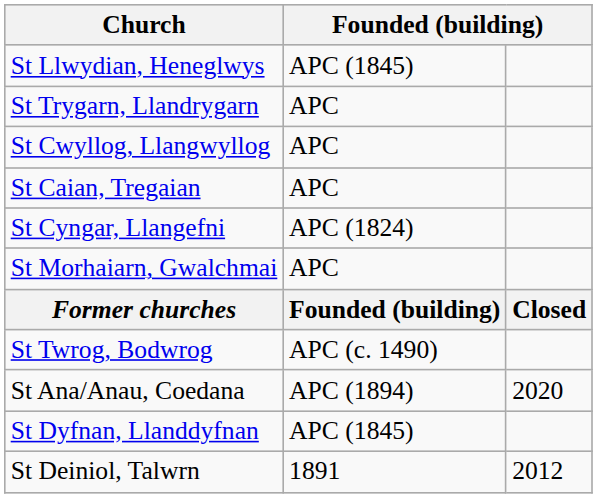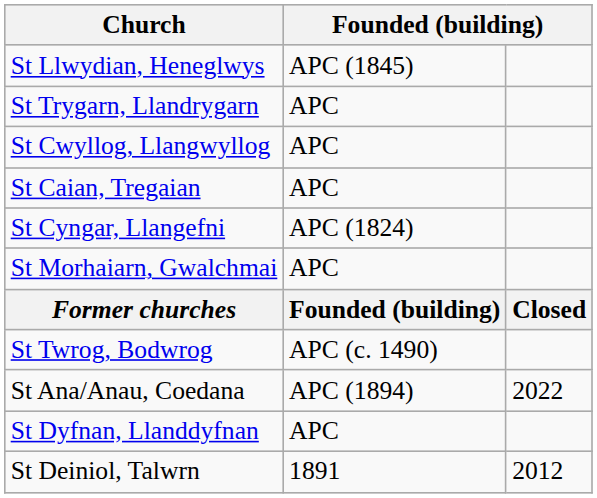(538, 390) 2020 -> (538, 390) 2022
(351, 430) APC (1845) -> (314, 430) APC
